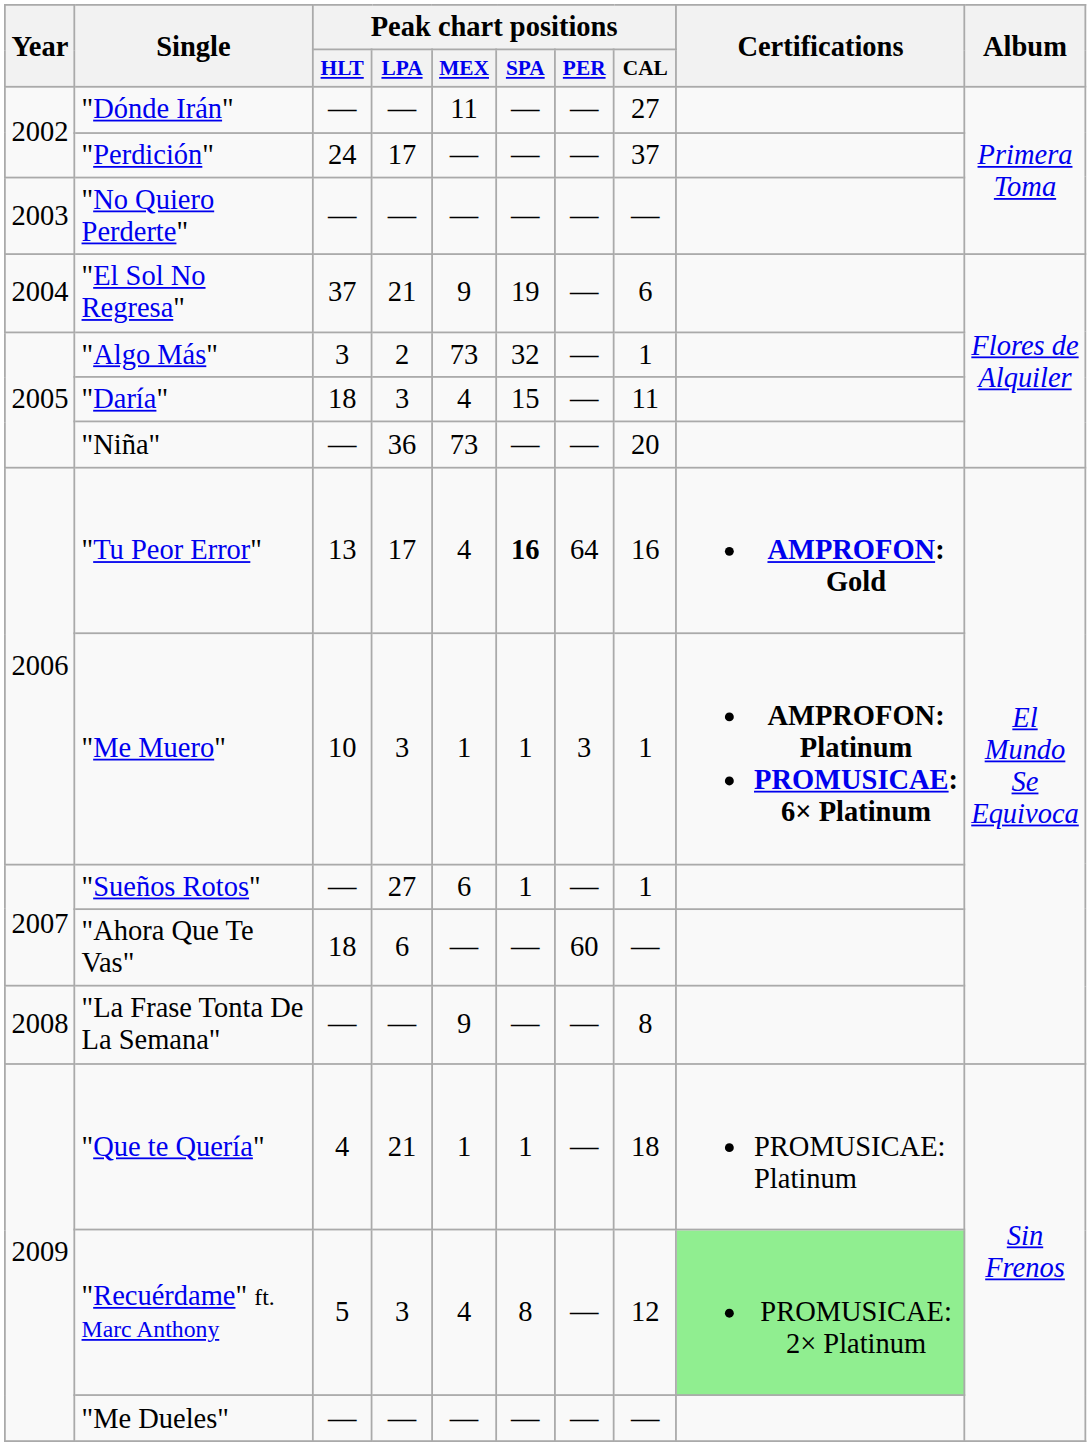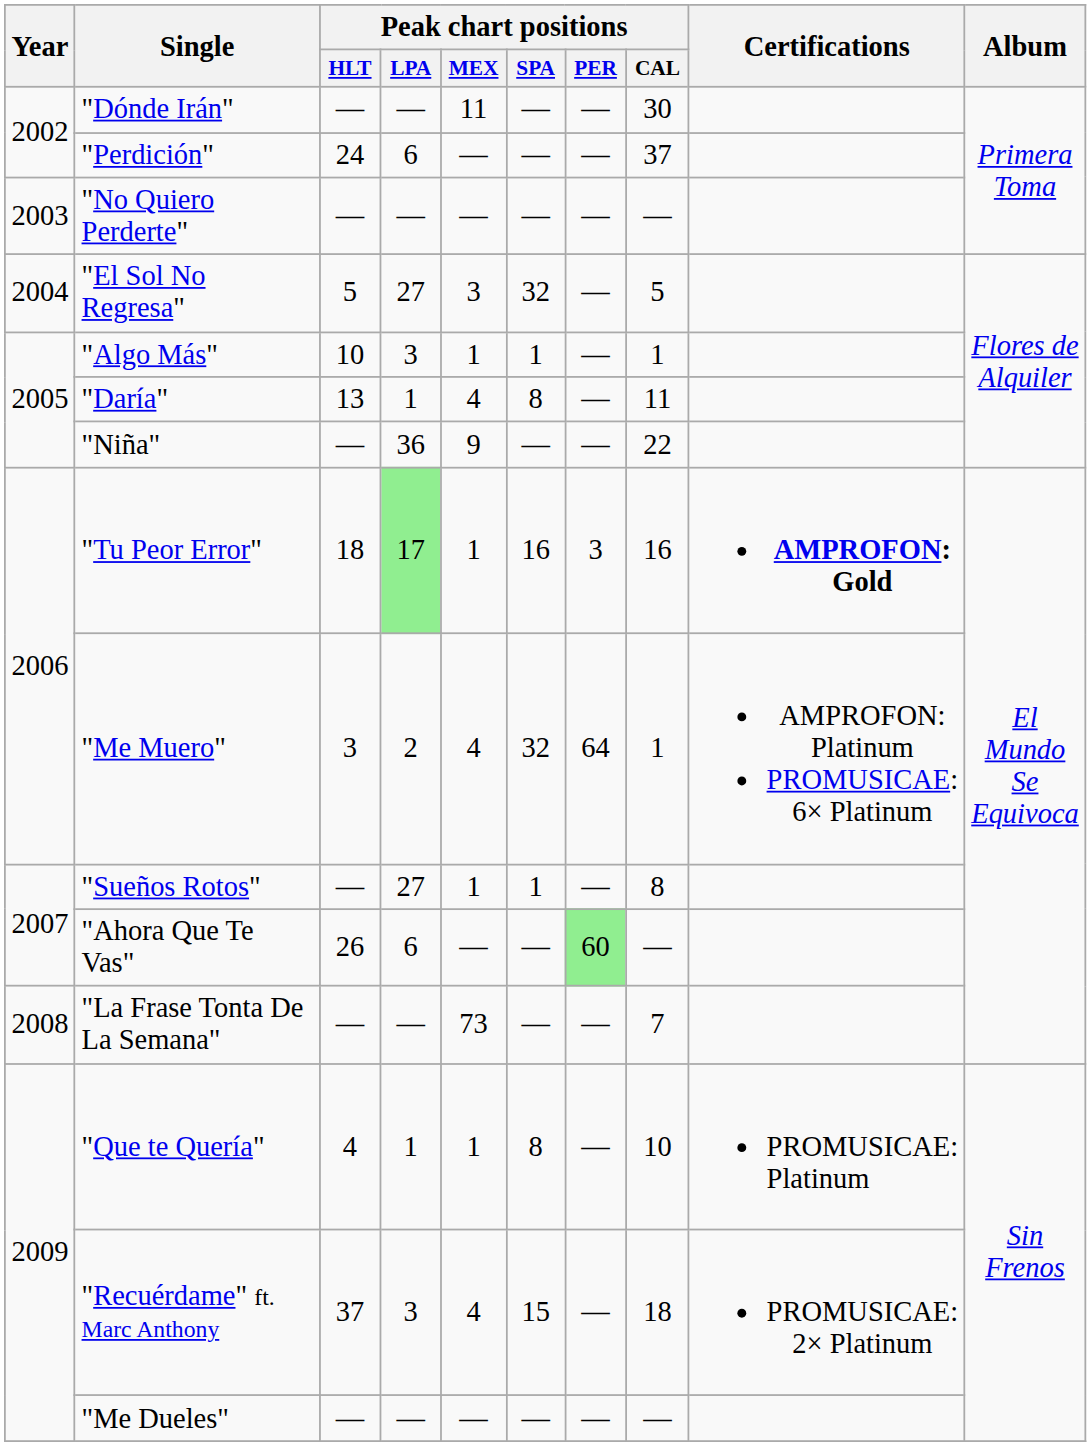(645, 109) 27 -> (657, 109) 30
(402, 154) 17 -> (411, 154) 6
(342, 292) 37 -> (350, 292) 5
(402, 292) 21 -> (411, 292) 27
(464, 292) 9 -> (474, 292) 3
(525, 292) 19 -> (536, 292) 32
(645, 292) 6 -> (657, 292) 5
(342, 353) 3 -> (350, 353) 10
(402, 353) 2 -> (411, 353) 3
(464, 353) 73 -> (474, 353) 1
(525, 353) 32 -> (536, 353) 1
(342, 399) 18 -> (350, 399) 13
(402, 399) 3 -> (411, 399) 1
(525, 399) 15 -> (536, 399) 8
(464, 444) 73 -> (474, 444) 9
(645, 444) 20 -> (657, 444) 22
(342, 550) 13 -> (350, 550) 18
(402, 550) no background -> (411, 550) lightgreen background
(464, 550) 4 -> (474, 550) 1
(525, 550) bold -> (536, 550) normal
(584, 550) 64 -> (596, 550) 3
(342, 748) 10 -> (350, 748) 3
(402, 748) 3 -> (411, 748) 2
(464, 748) 1 -> (474, 748) 4
(525, 748) 1 -> (536, 748) 32
(584, 748) 3 -> (596, 748) 64
(820, 765) bold -> (827, 765) normal
(464, 885) 6 -> (474, 885) 1
(645, 885) 1 -> (657, 885) 8
(342, 947) 18 -> (350, 947) 26
(584, 947) no background -> (596, 947) lightgreen background
(464, 1024) 9 -> (474, 1024) 73
(645, 1024) 8 -> (657, 1024) 7
(402, 1146) 21 -> (411, 1146) 1
(525, 1146) 1 -> (536, 1146) 8
(645, 1146) 18 -> (657, 1146) 10
(342, 1312) 5 -> (350, 1312) 37
(525, 1312) 8 -> (536, 1312) 15
(645, 1312) 12 -> (657, 1312) 18
(820, 1329) lightgreen background -> (827, 1329) no background
